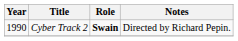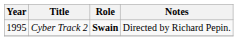(17, 28) 1990 -> (17, 28) 1995
